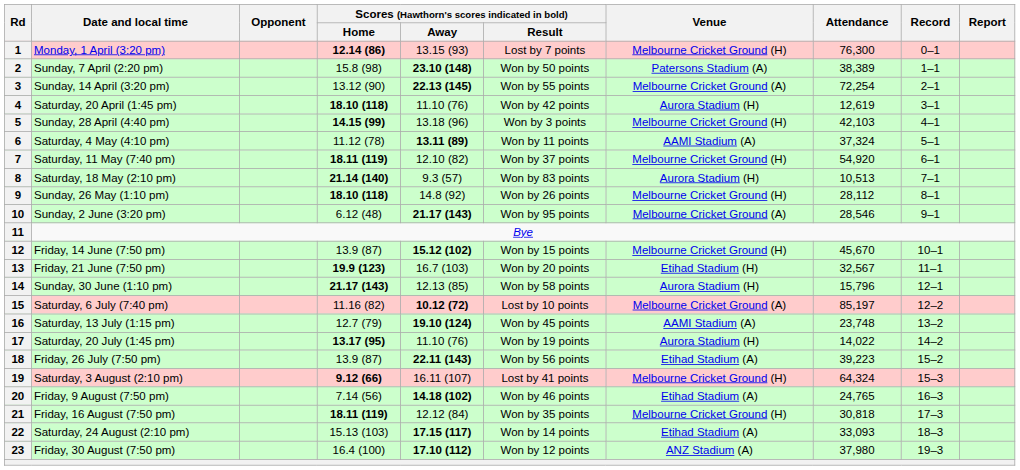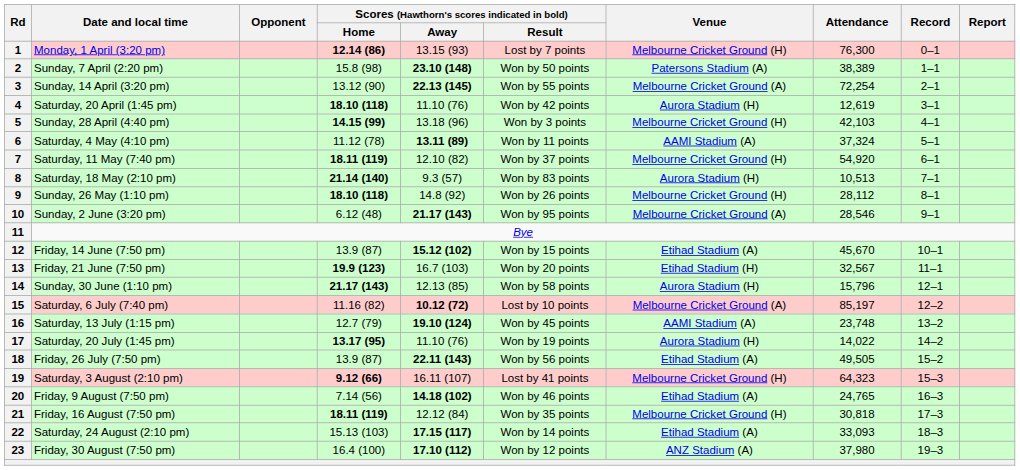(709, 250) Melbourne Cricket Ground (H) -> (709, 250) Etihad Stadium (A)
(857, 360) 39,223 -> (857, 360) 49,505
(857, 378) 64,324 -> (857, 378) 64,323
